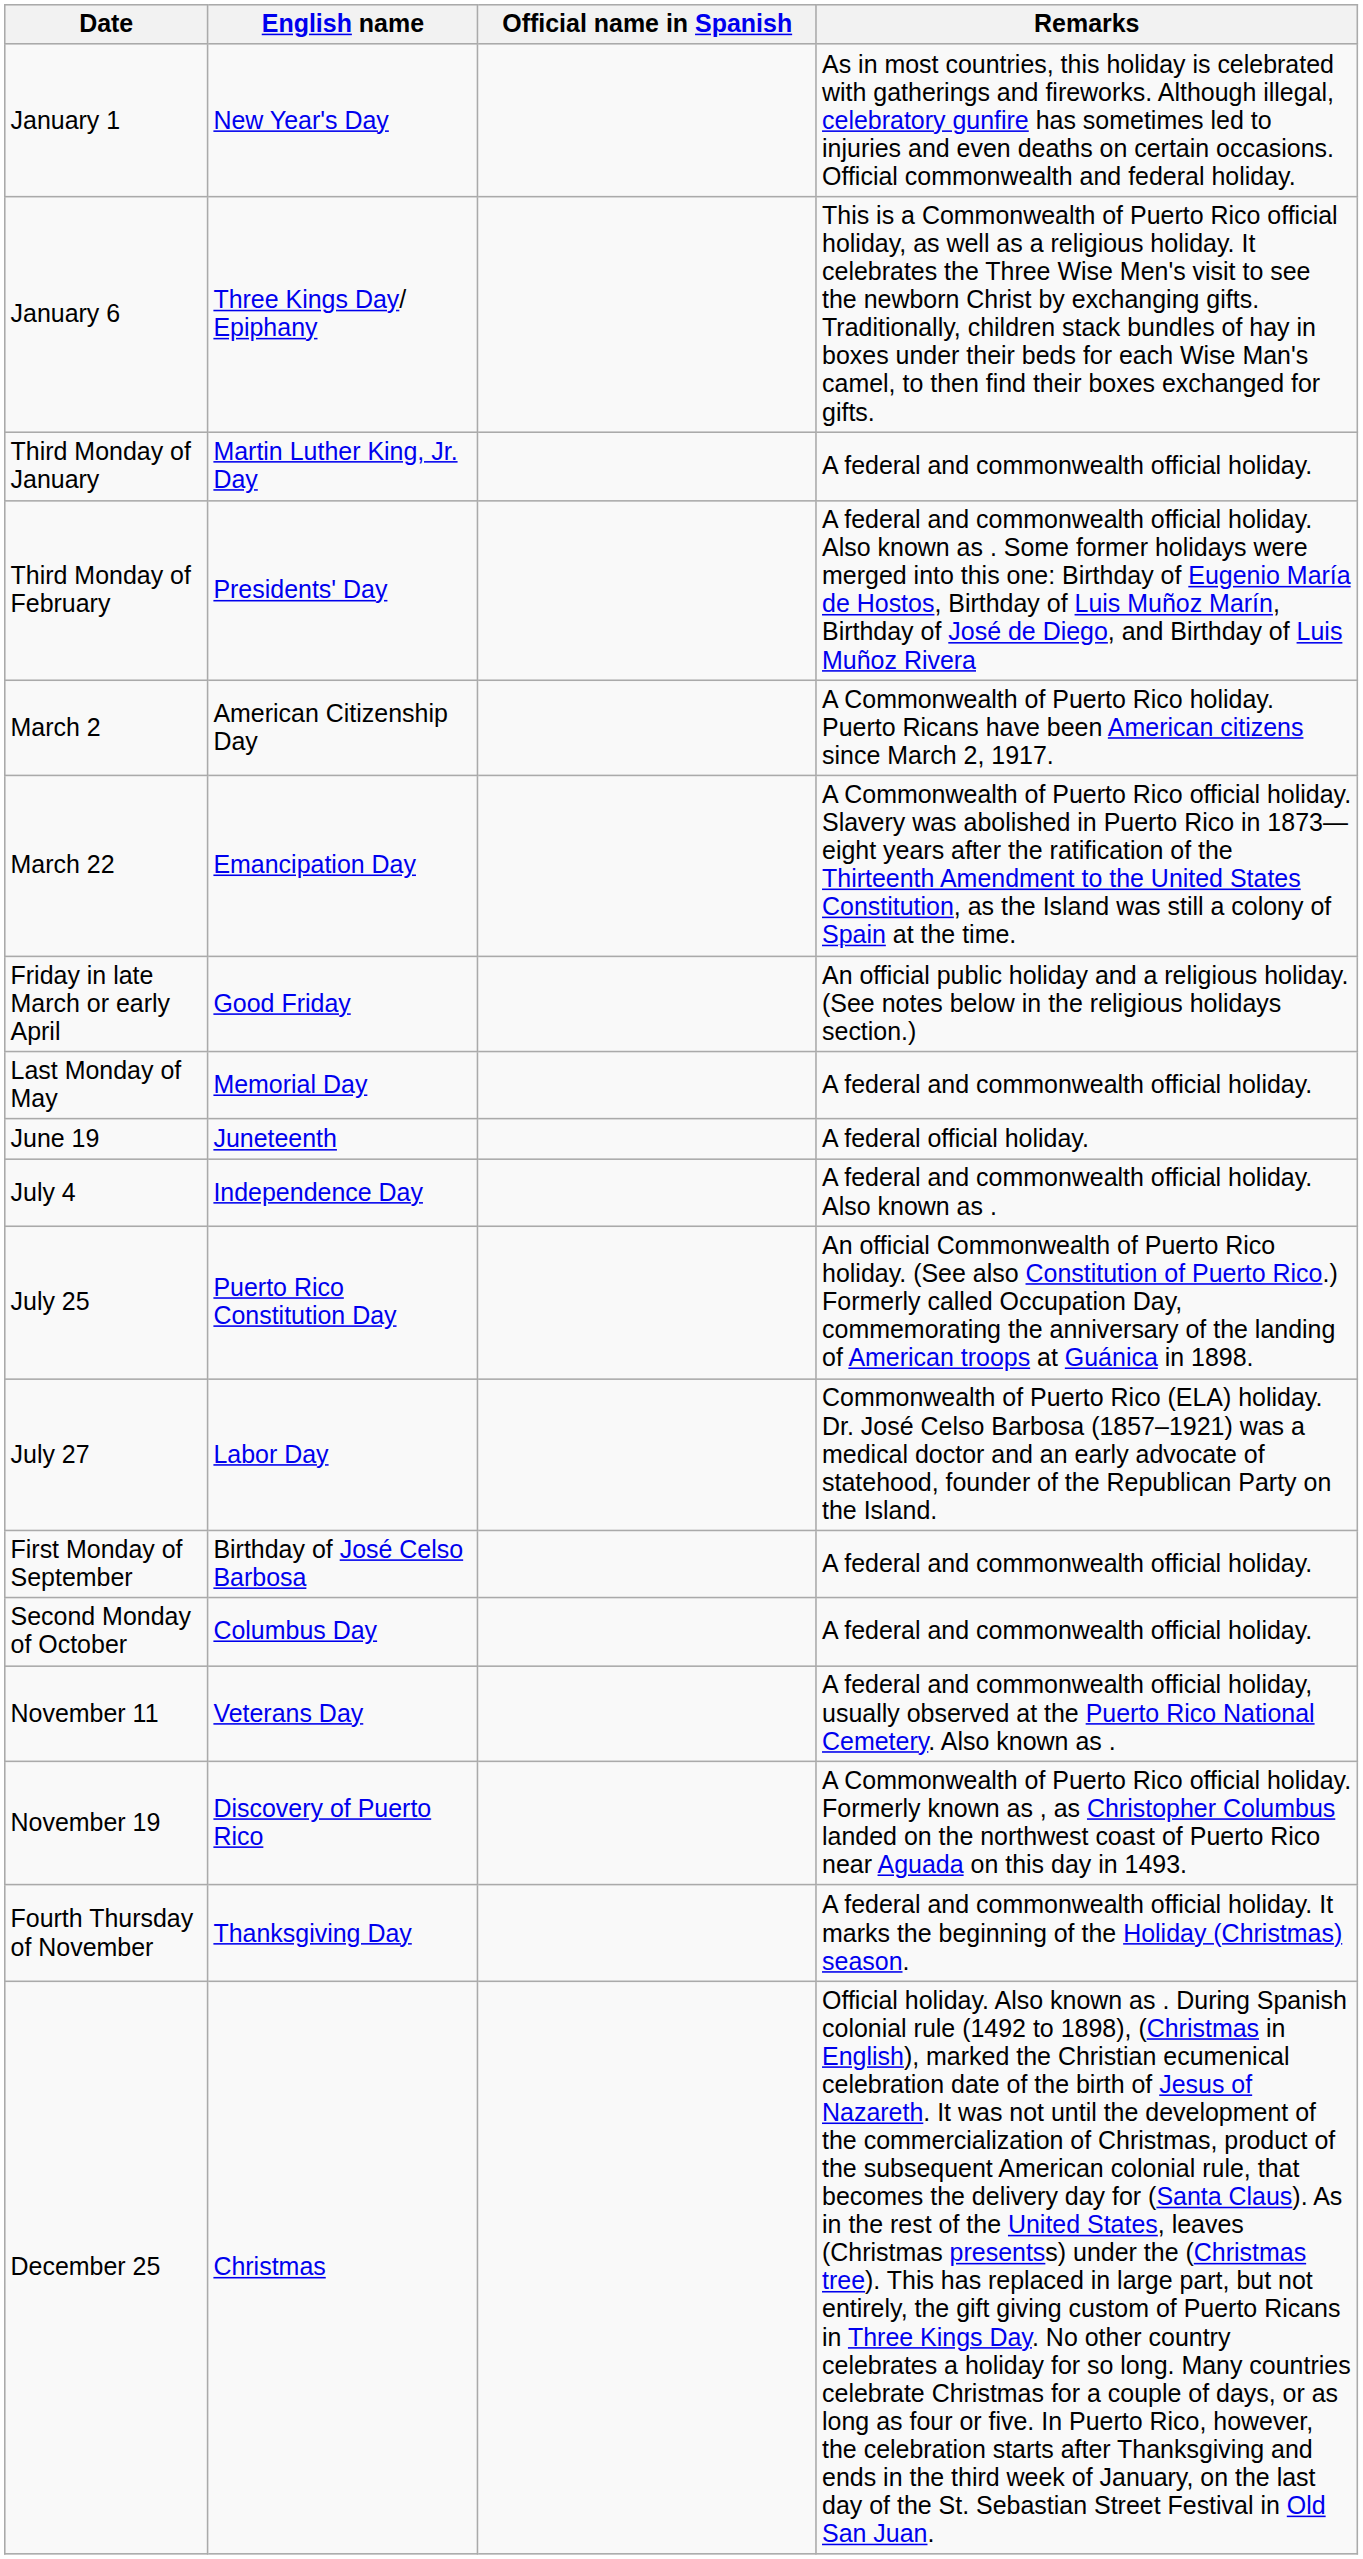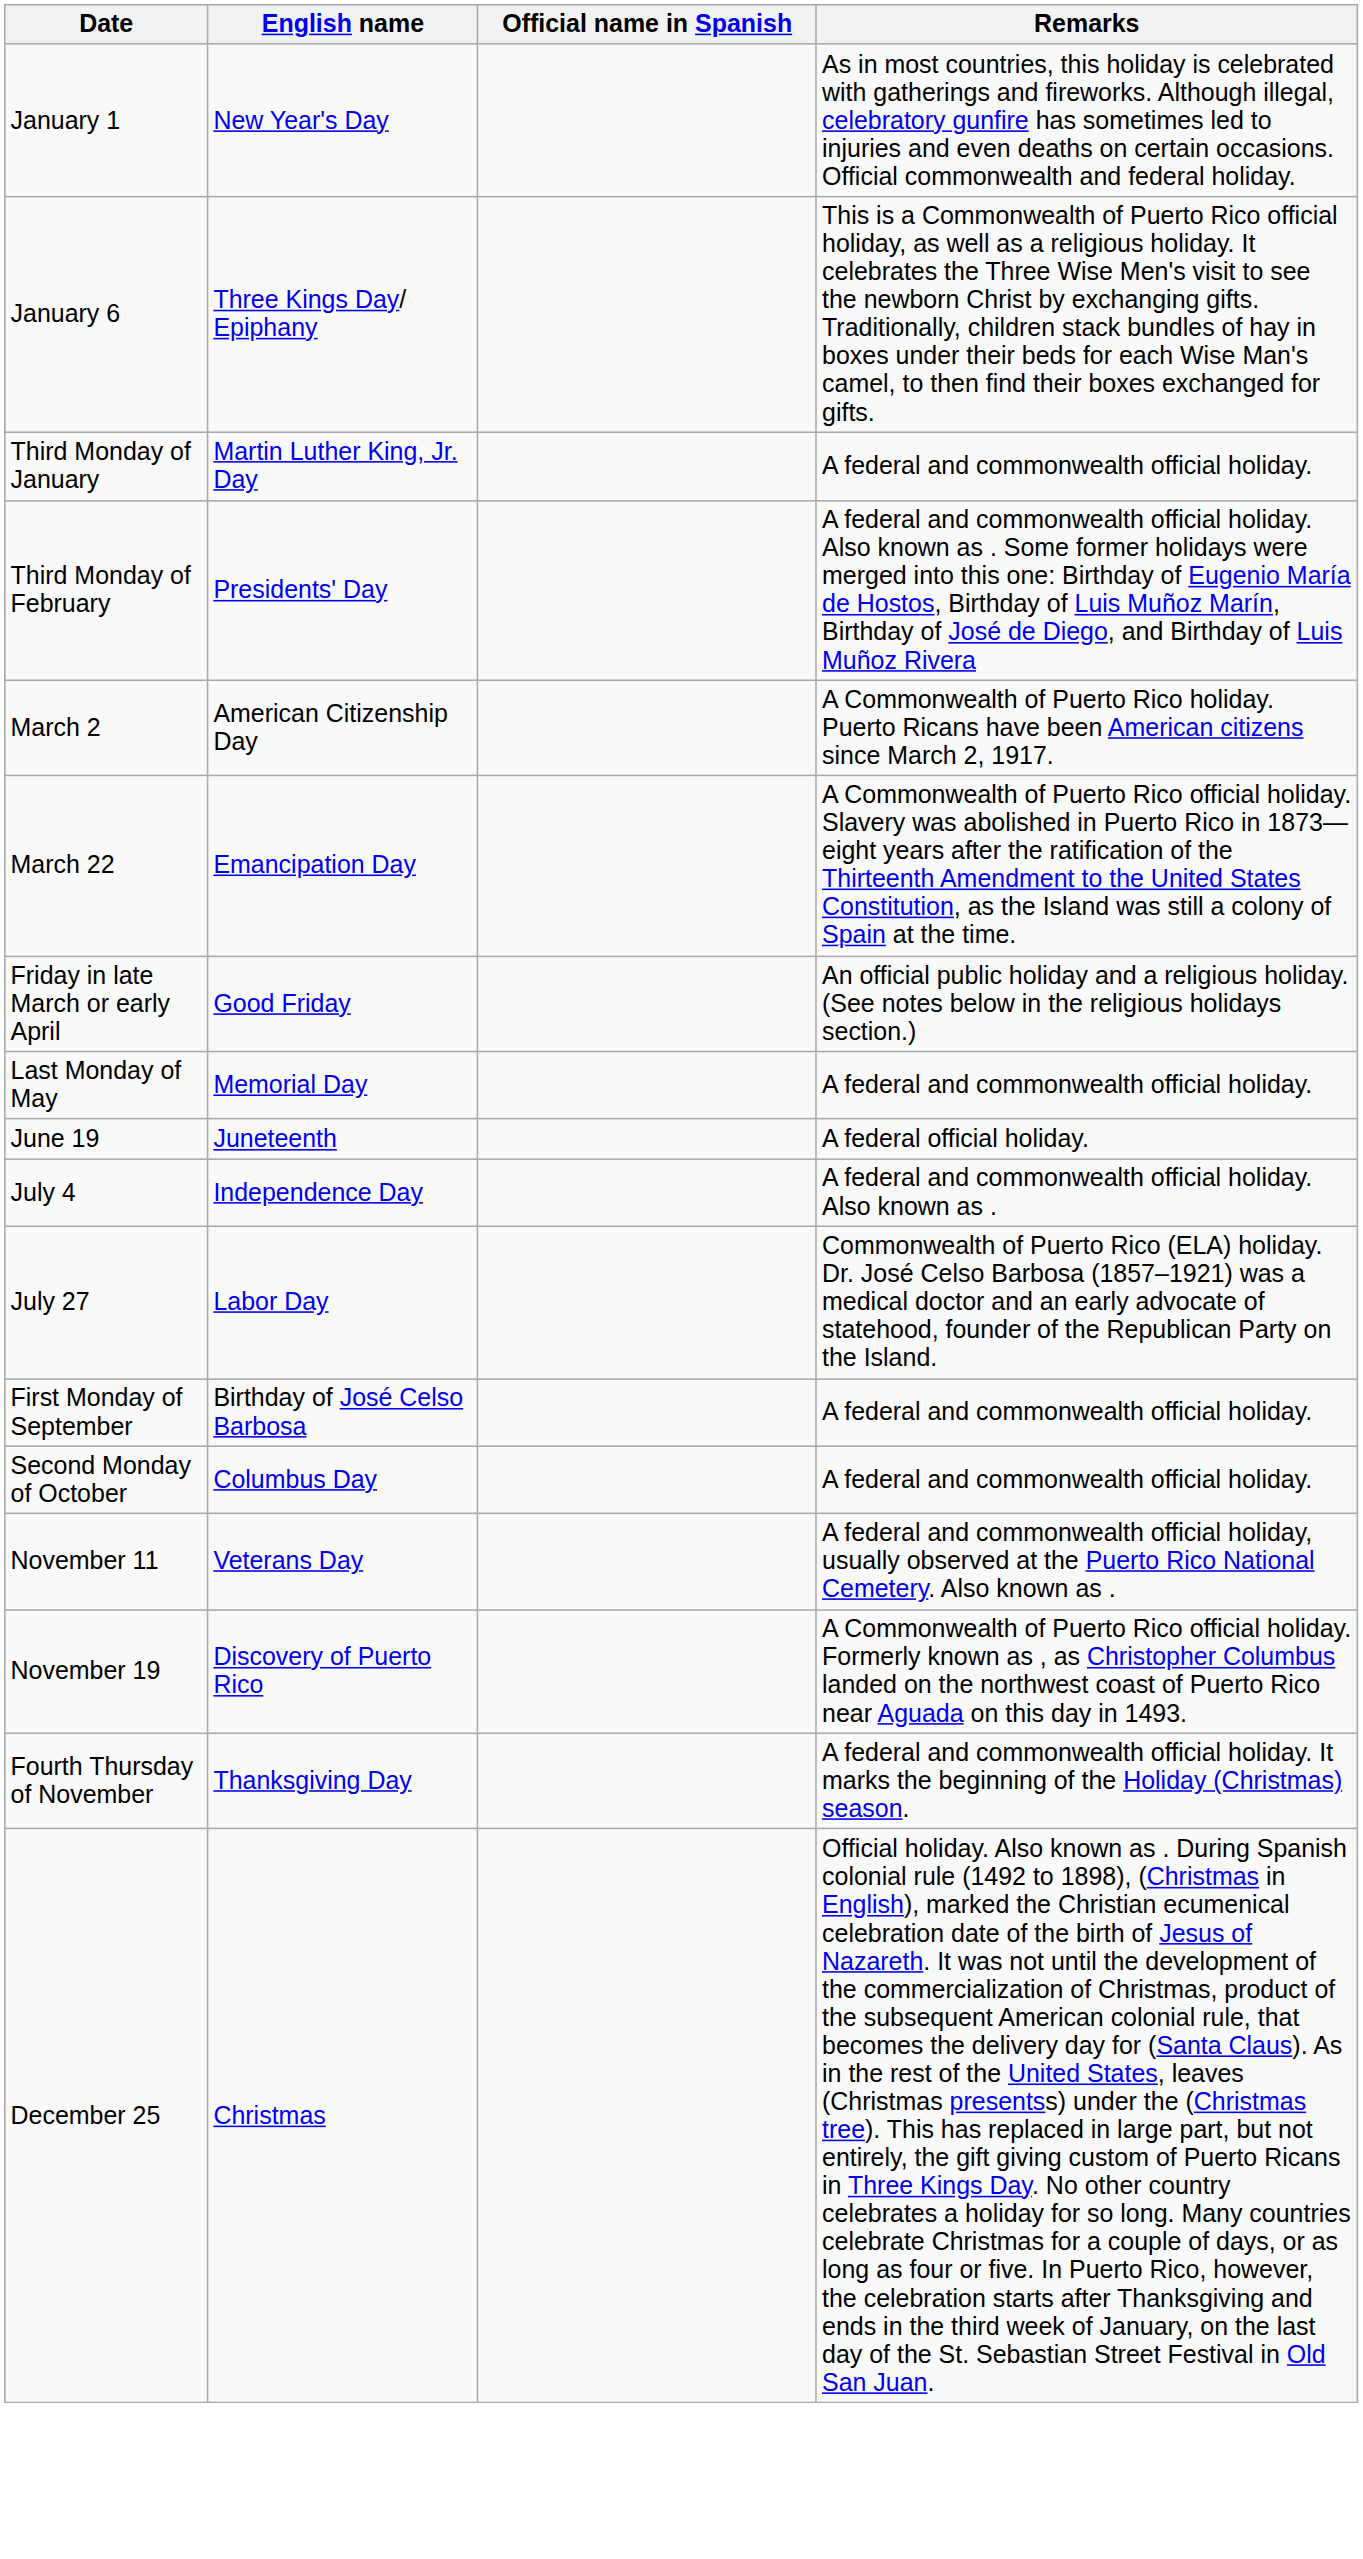- row: (50, 1302)
